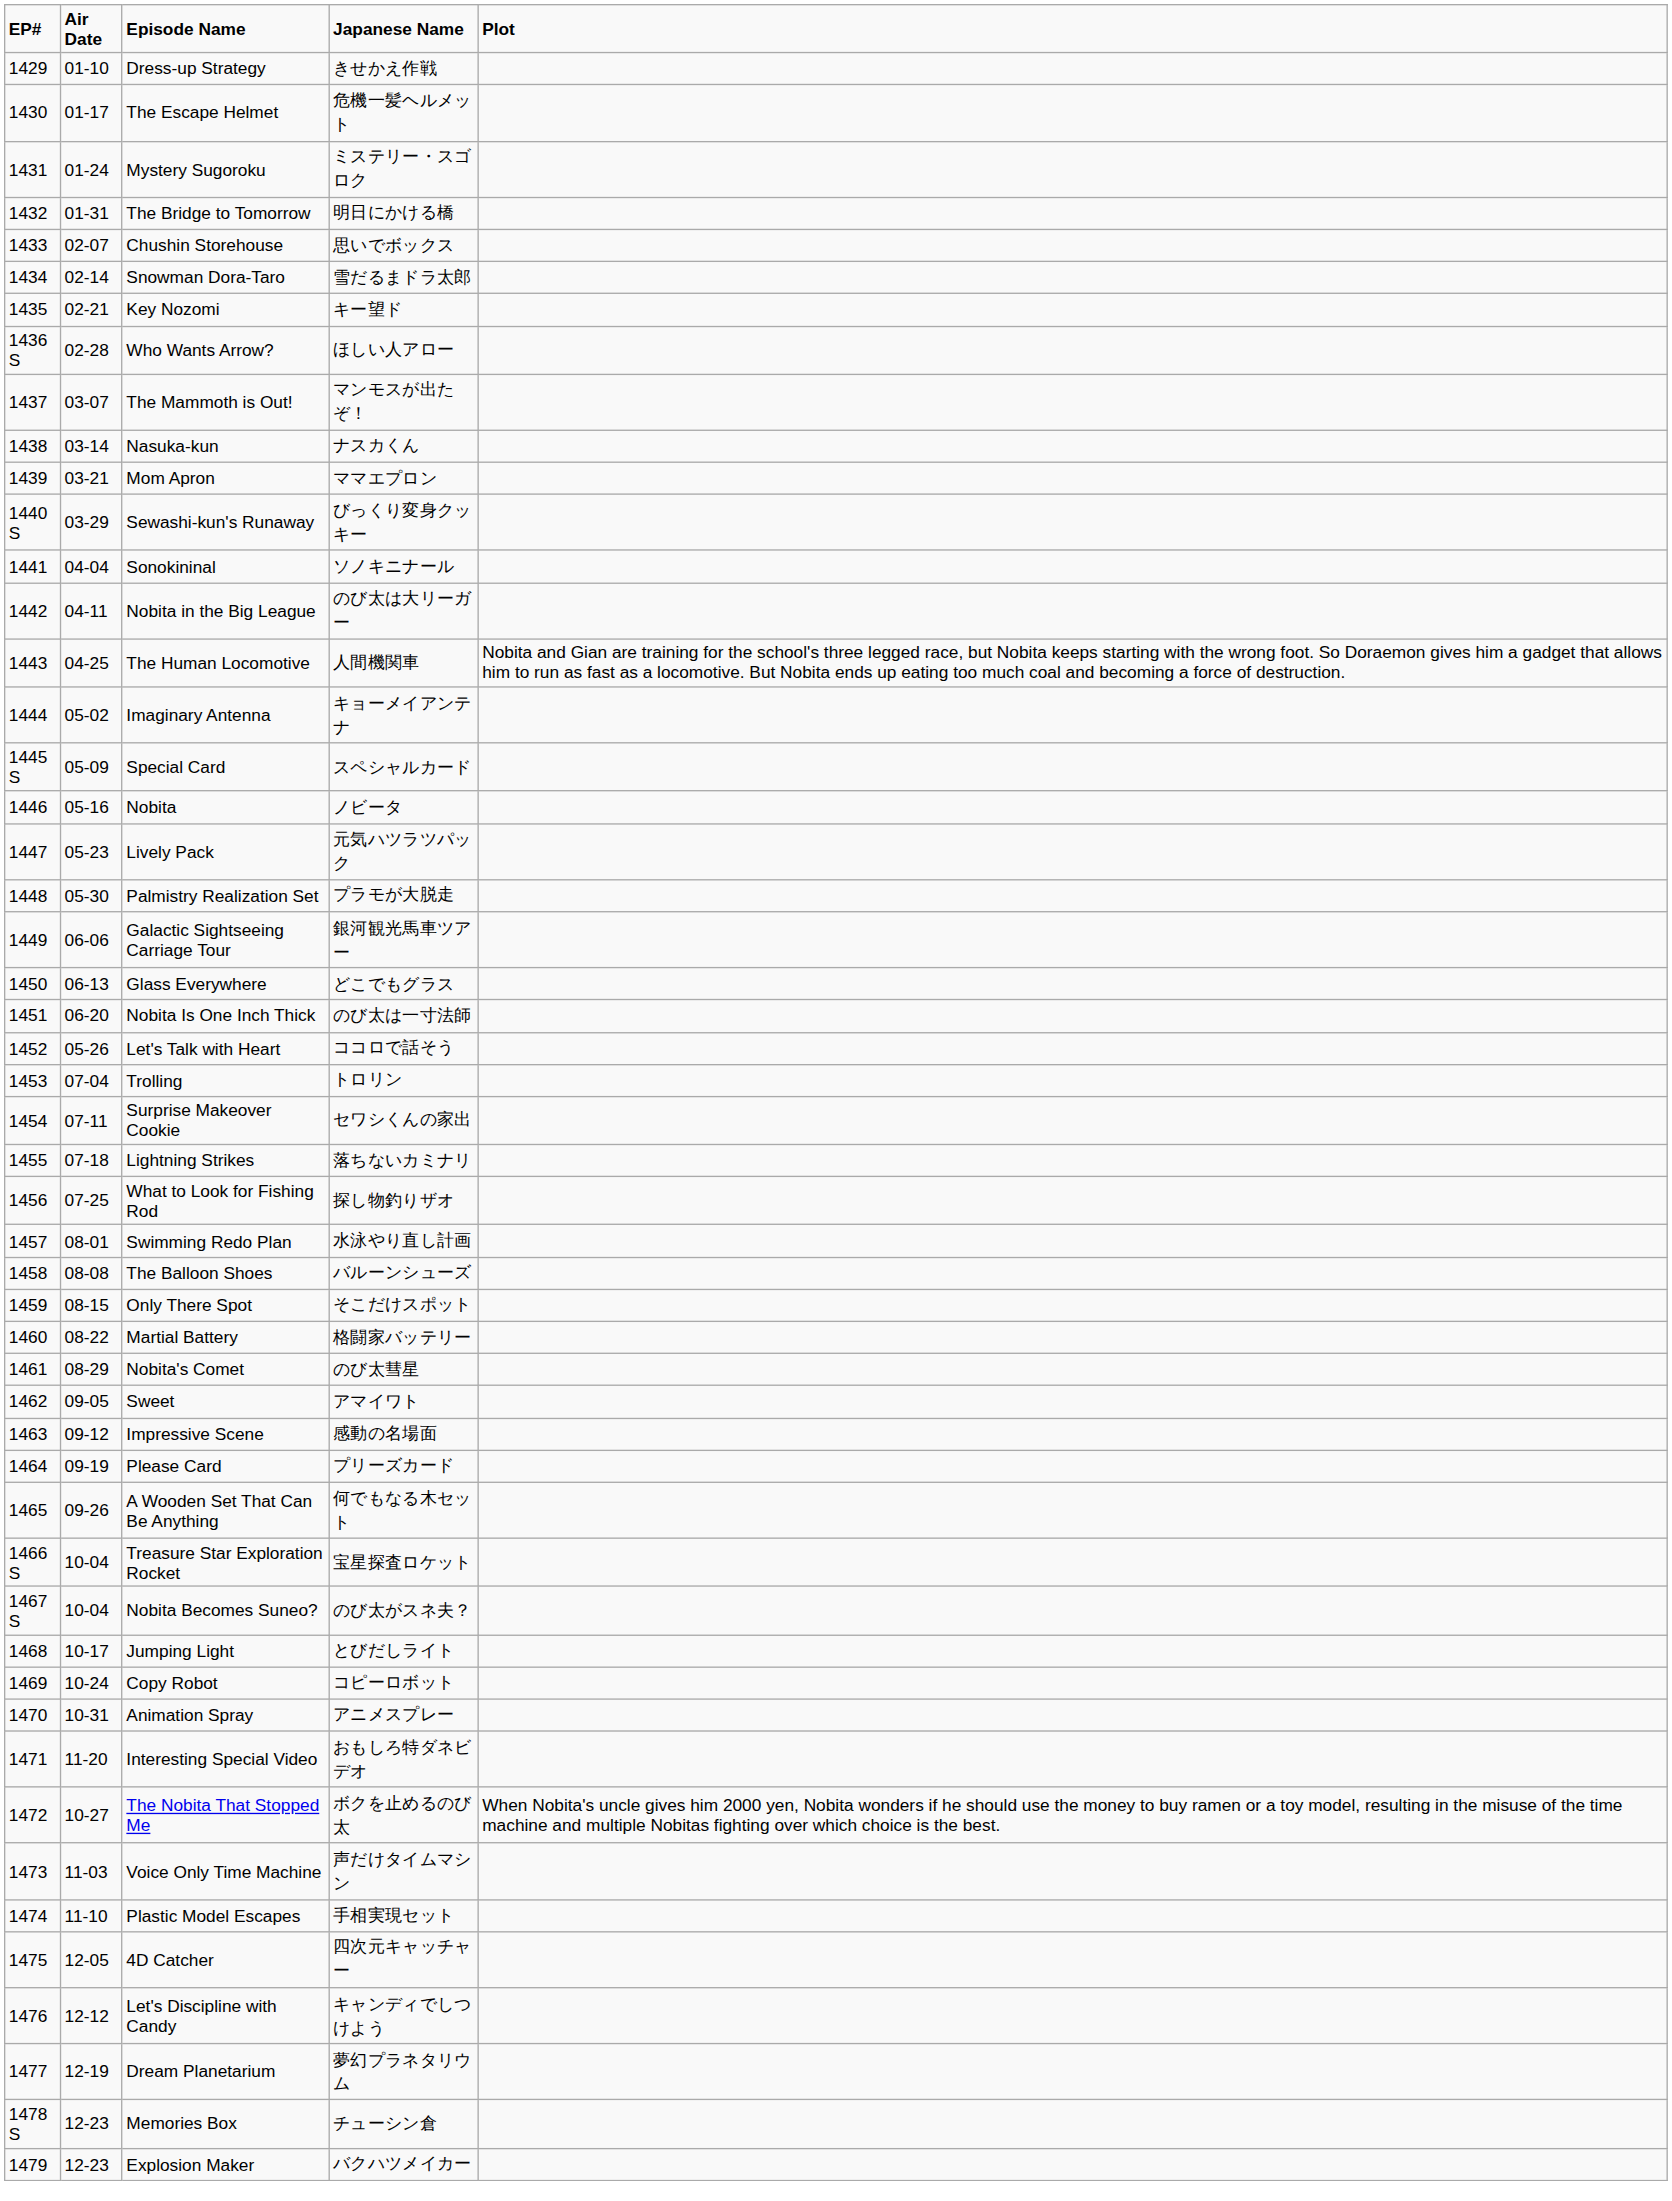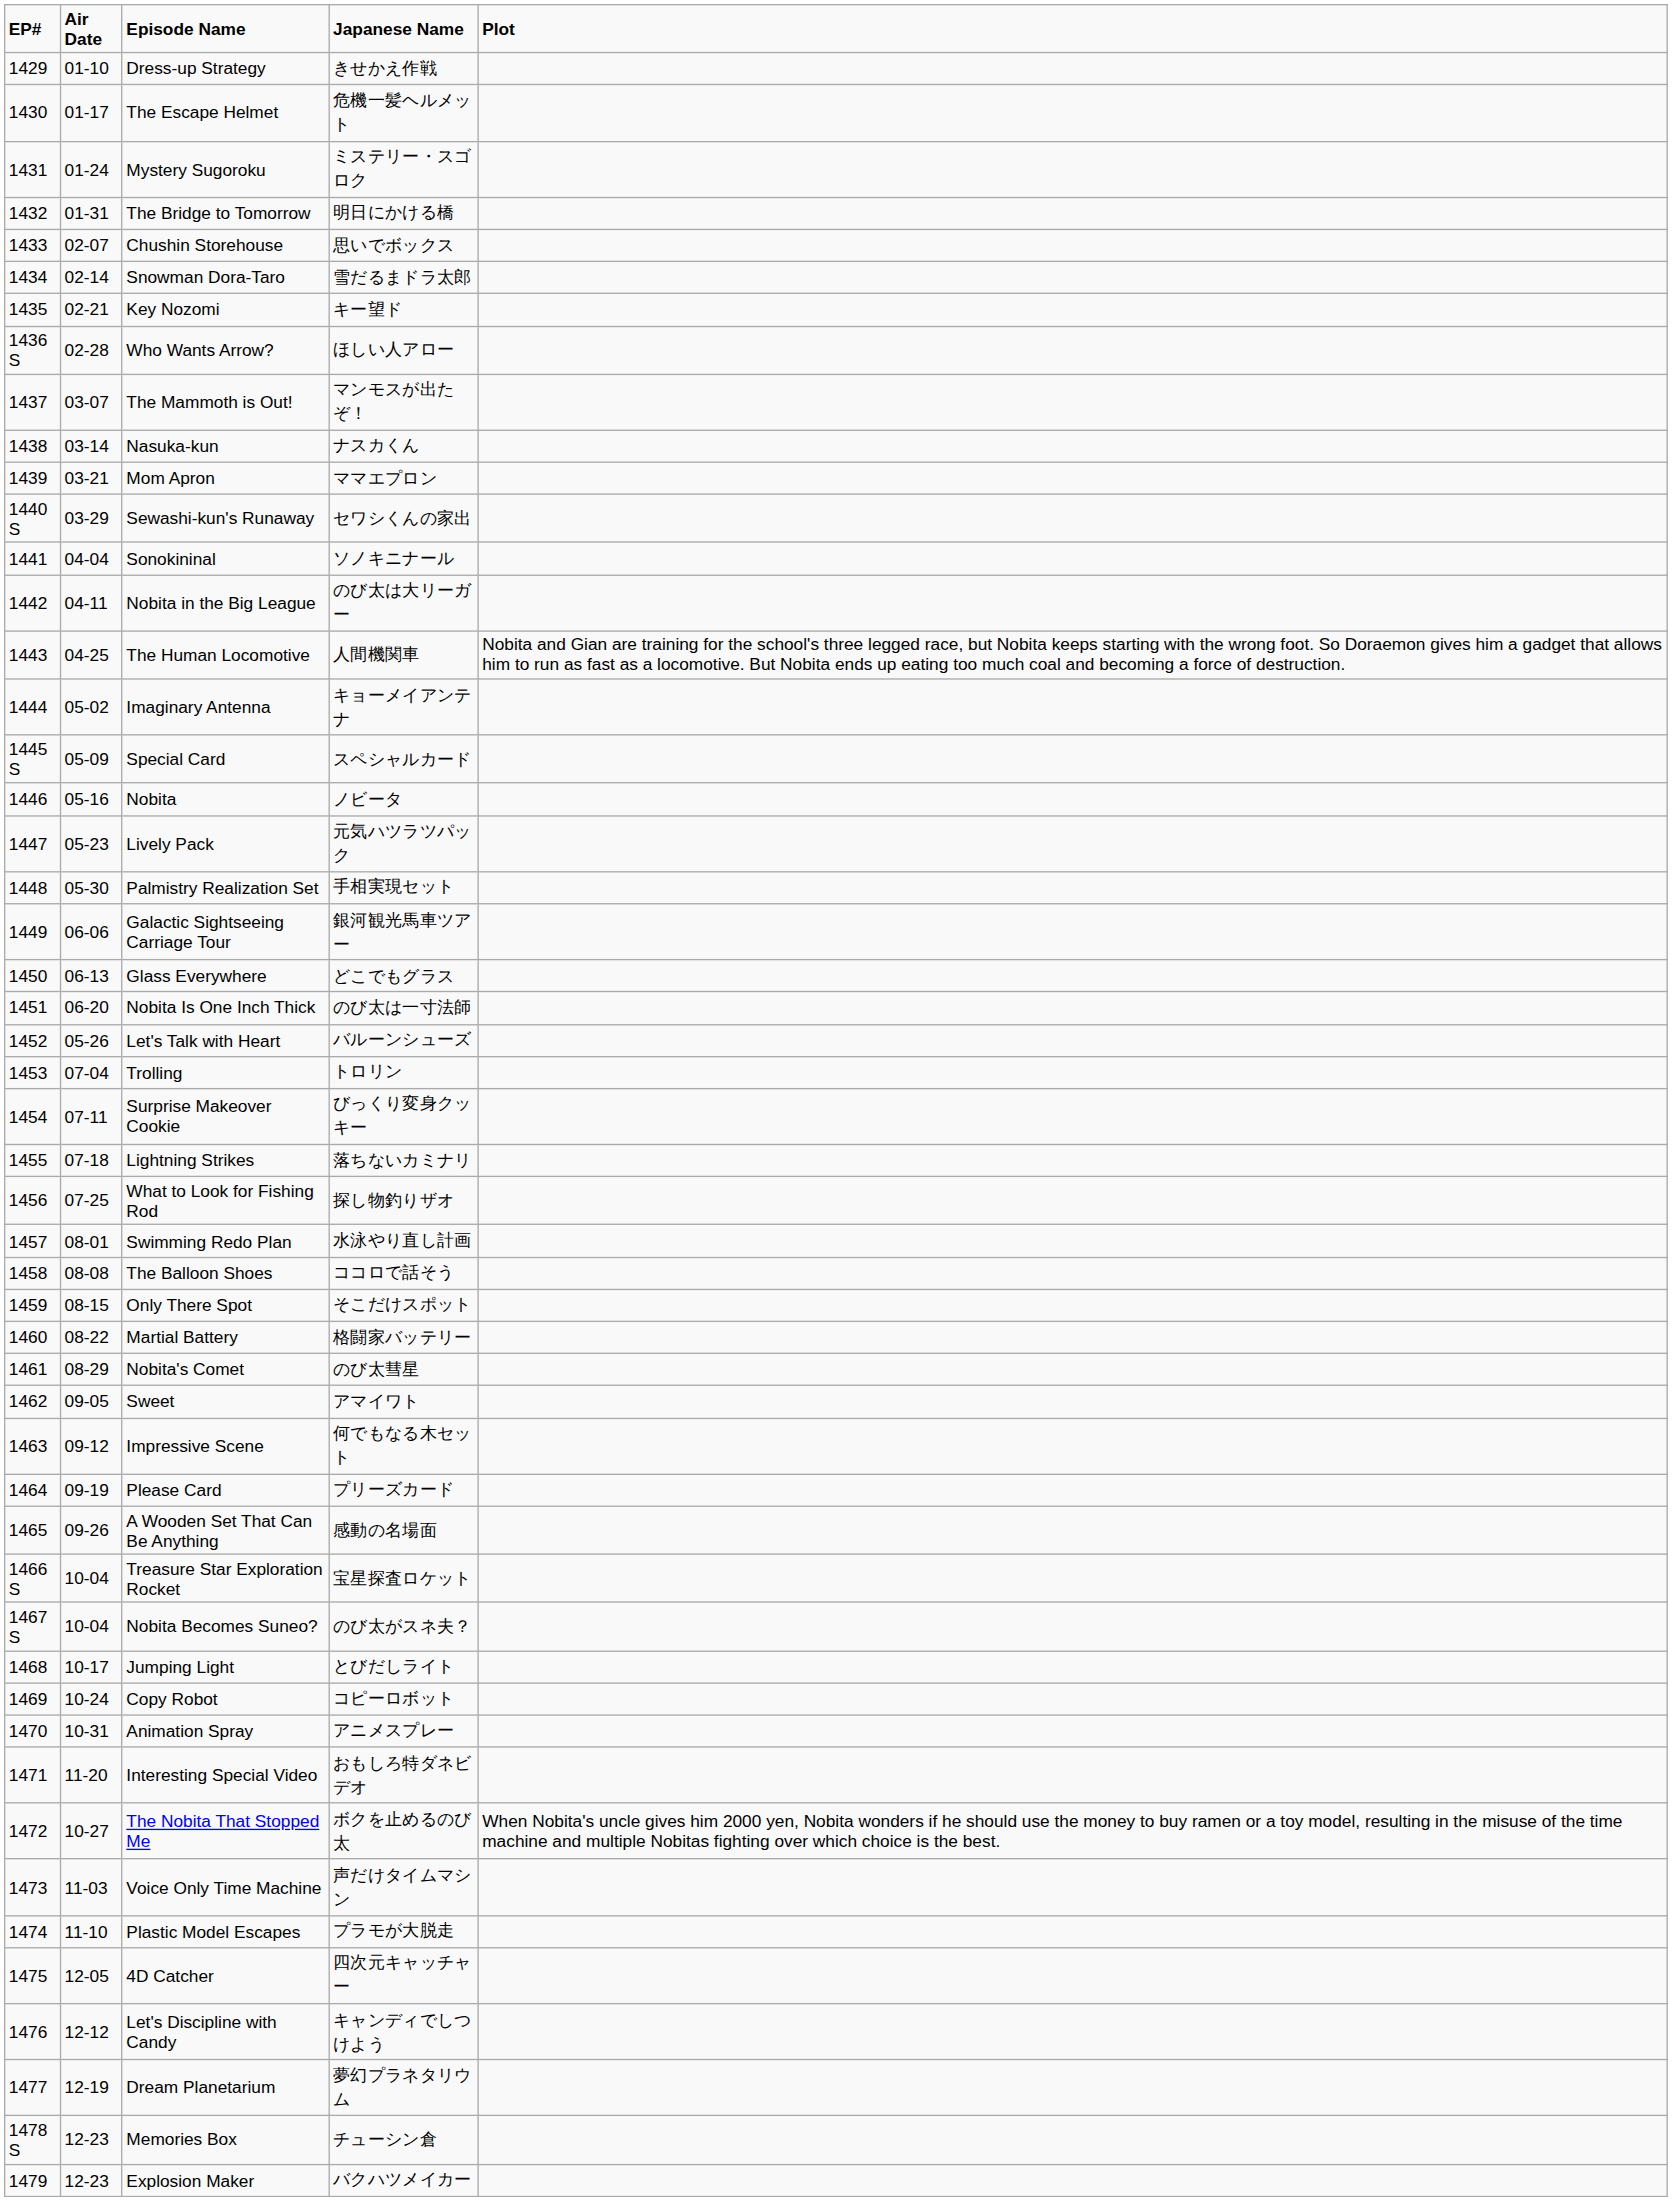(402, 522) びっくり変身クッキー -> (402, 518) セワシくんの家出
(394, 895) プラモが大脱走 -> (394, 887) 手相実現セット
(394, 1048) ココロで話そう -> (402, 1040) バルーンシューズ
(402, 1120) セワシくんの家出 -> (402, 1116) びっくり変身クッキー
(402, 1272) バルーンシューズ -> (394, 1272) ココロで話そう
(385, 1433) 感動の名場面 -> (402, 1445) 何でもなる木セット
(402, 1510) 何でもなる木セット -> (385, 1530) 感動の名場面
(394, 1915) 手相実現セット -> (394, 1931) プラモが大脱走
